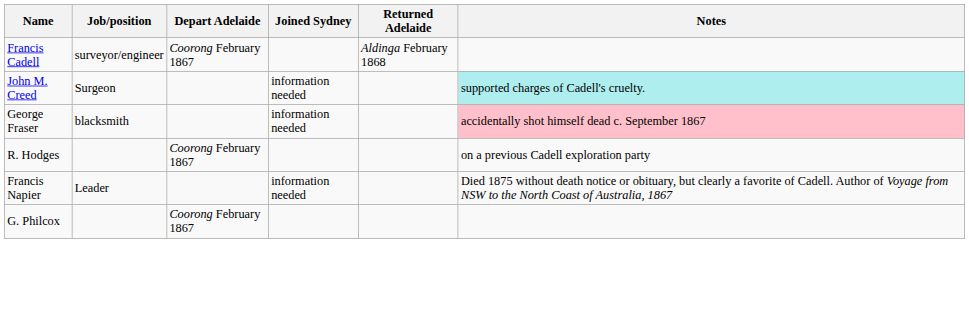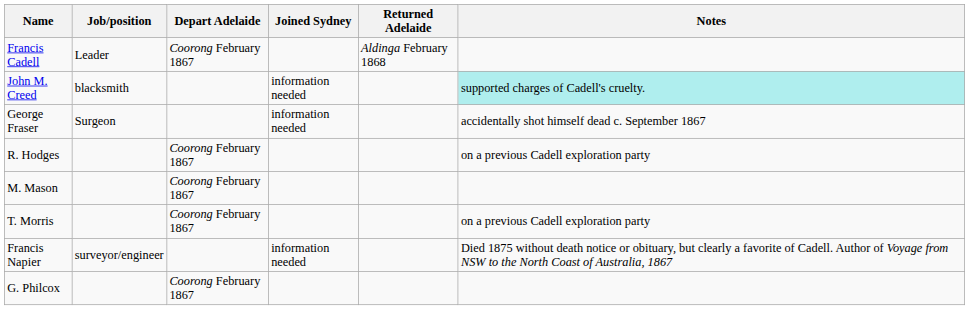(119, 54) surveyor/engineer -> (92, 54) Leader
(95, 87) Surgeon -> (102, 87) blacksmith
(102, 121) blacksmith -> (95, 121) Surgeon
(583, 121) pink background -> (583, 121) no background
+ row: (33, 188)
+ row: (30, 221)
(92, 188) Leader -> (119, 254) surveyor/engineer
